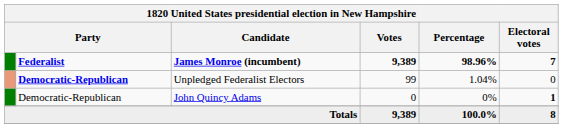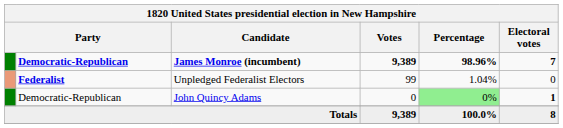(41, 61) Federalist -> (73, 61) Democratic-Republican
(73, 79) Democratic-Republican -> (41, 79) Federalist
(490, 97) no background -> (490, 97) lightgreen background
